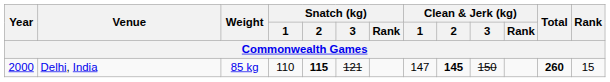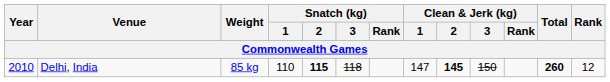(21, 67) 2000 -> (21, 67) 2010
(353, 67) 121 -> (353, 67) 118
(588, 67) 15 -> (588, 67) 12
